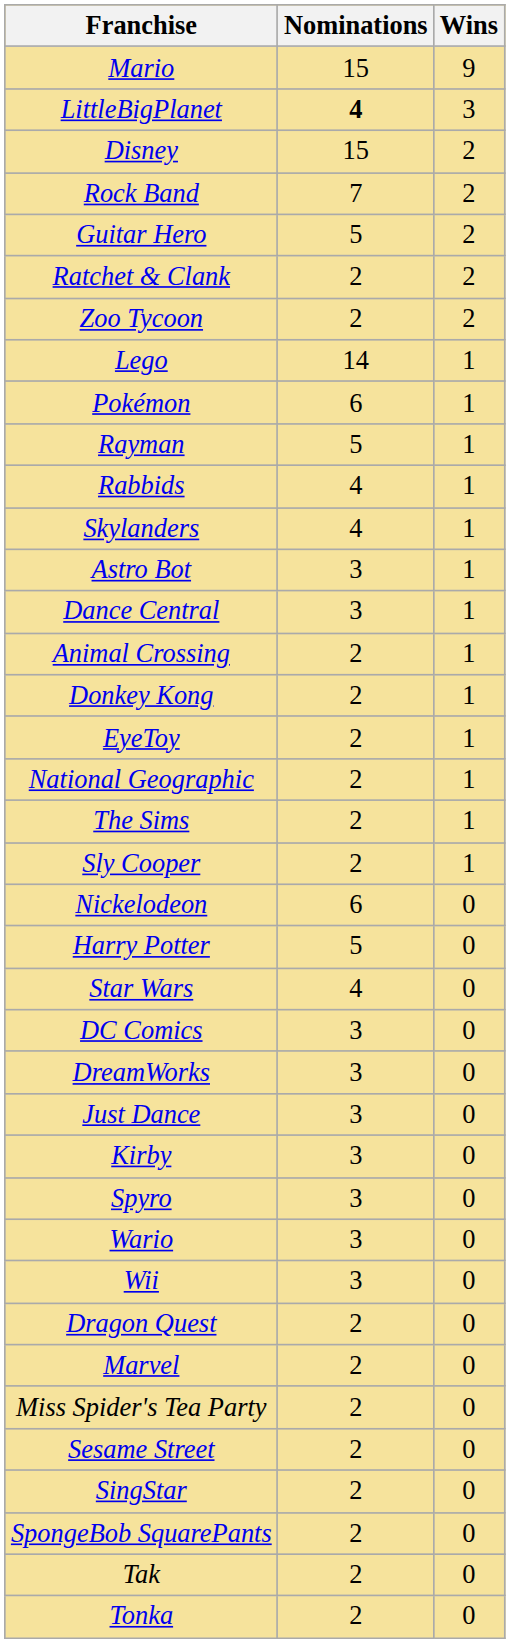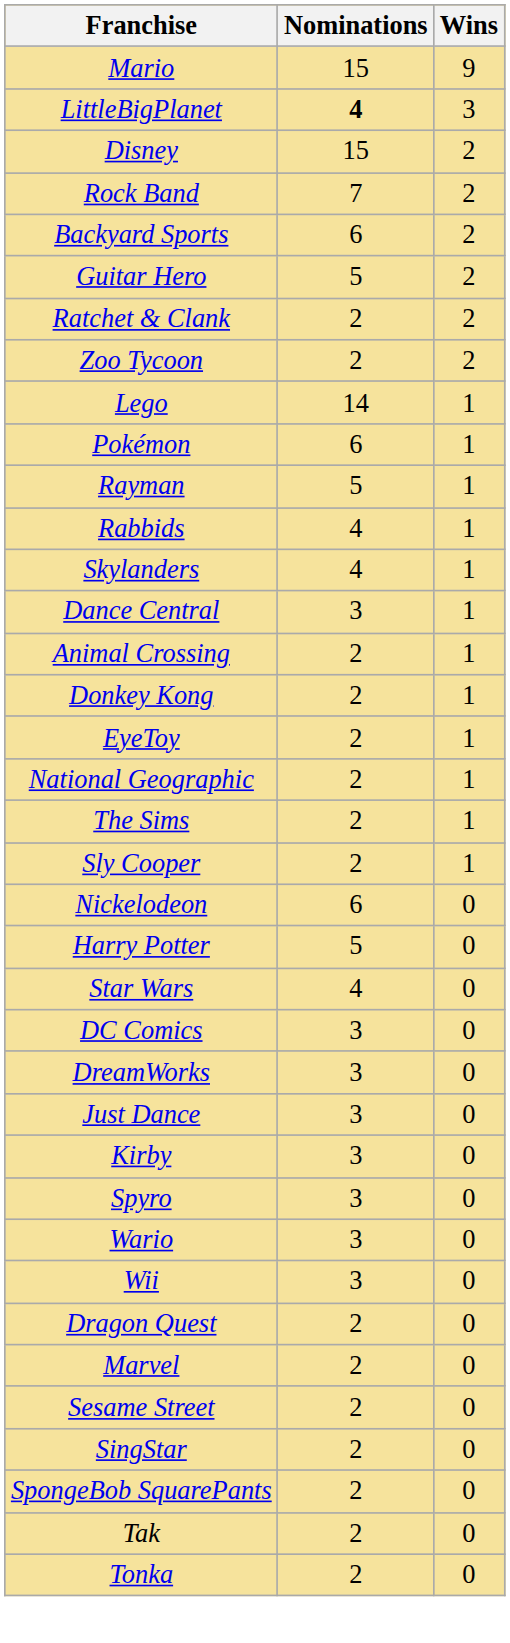+ row: (141, 234)
- row: (141, 569)
- row: (141, 1407)
